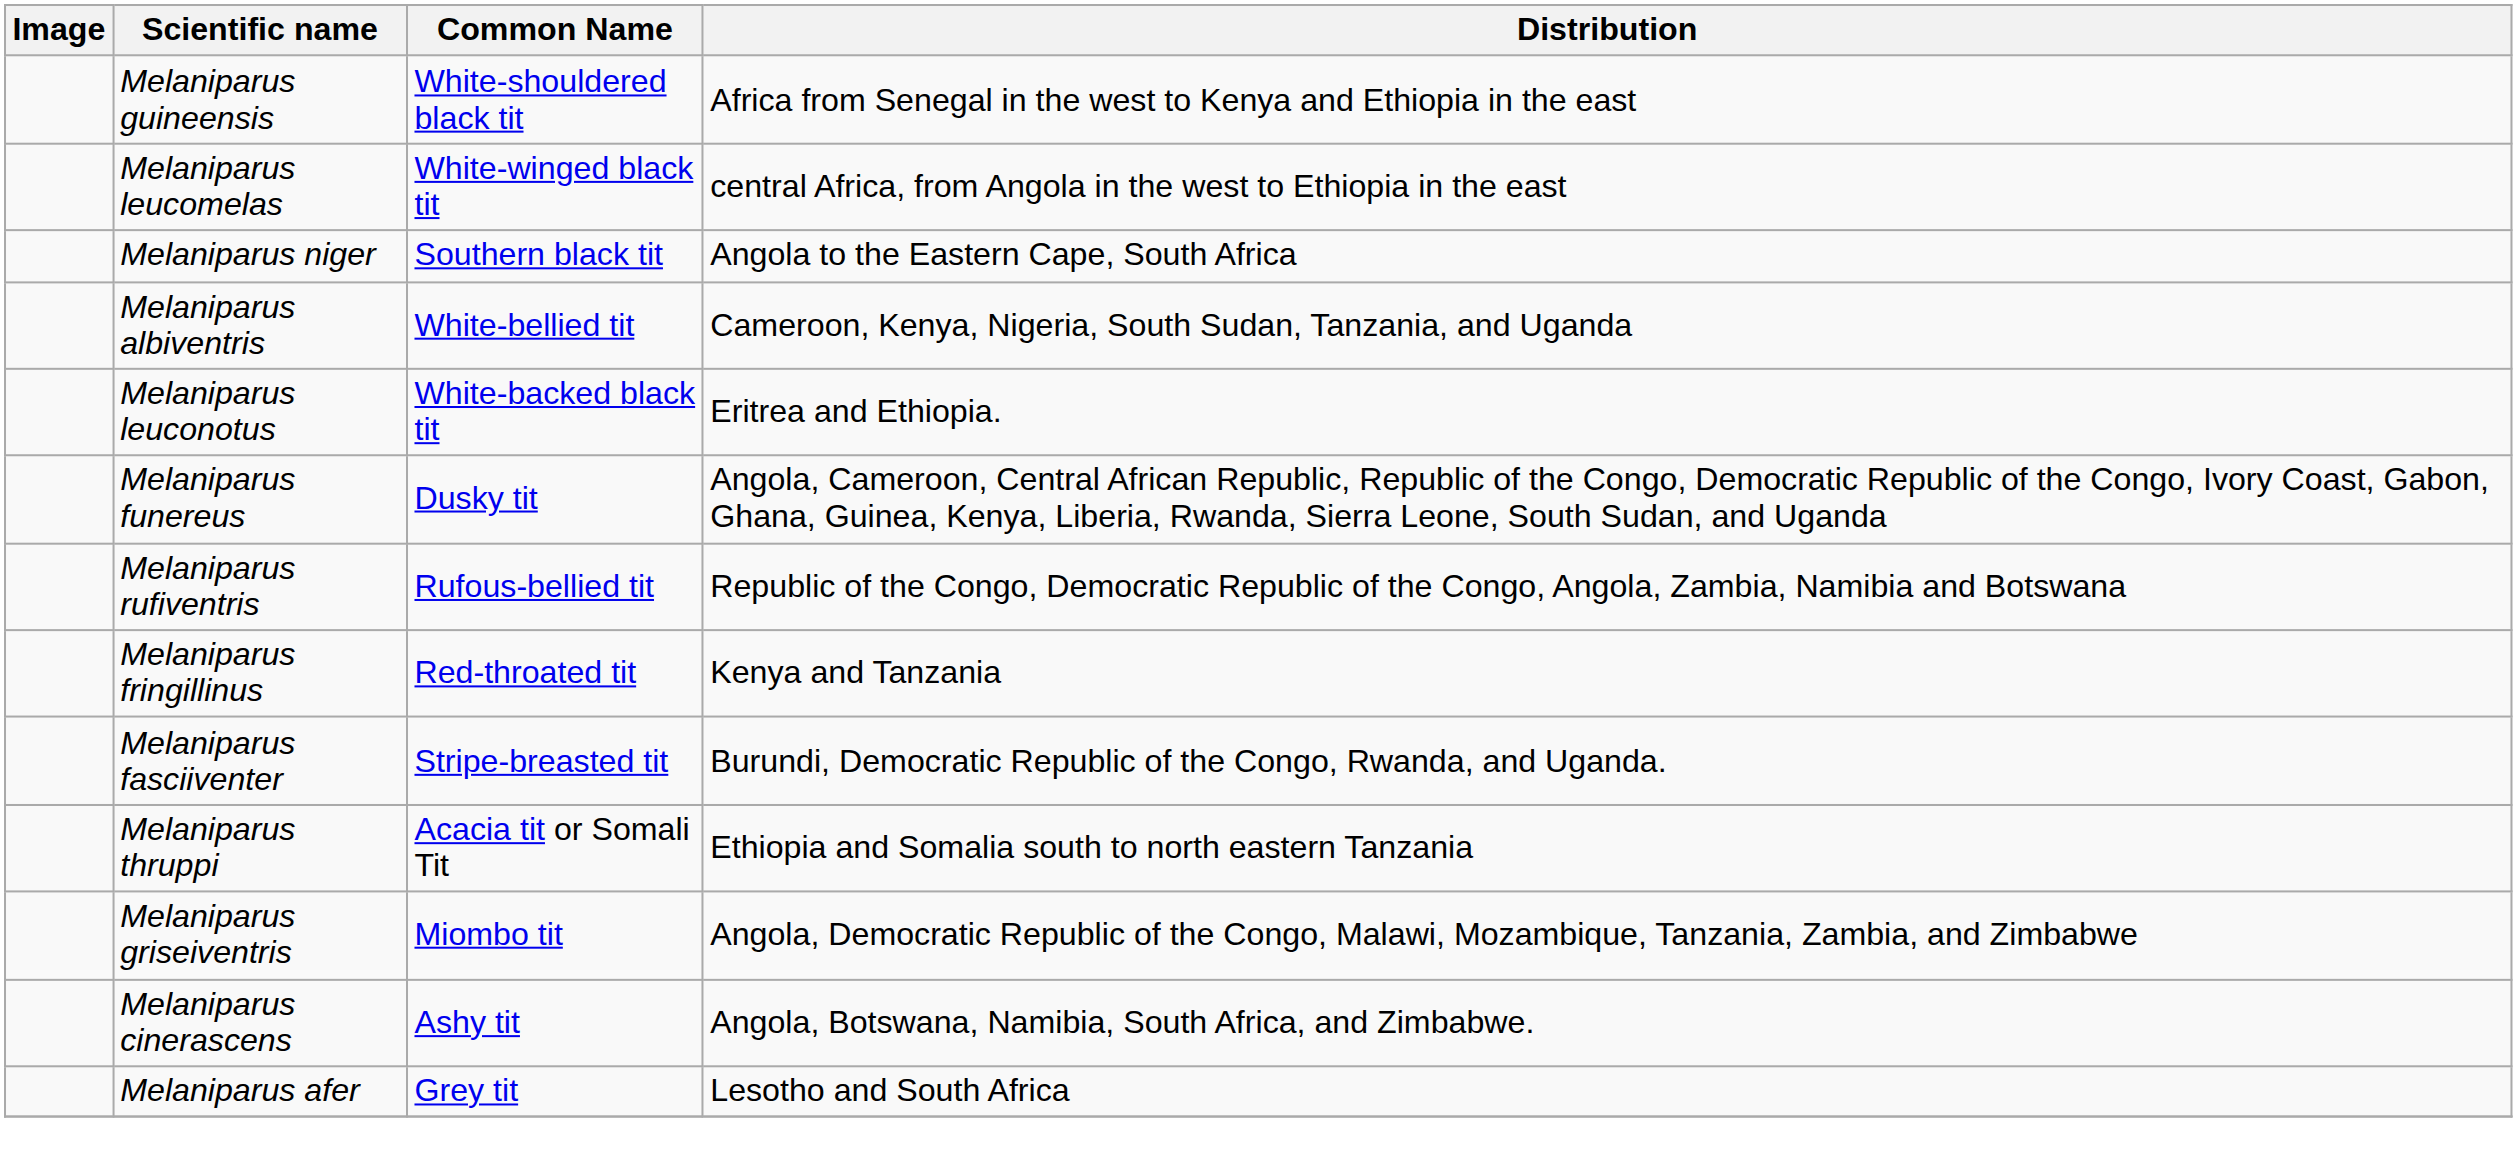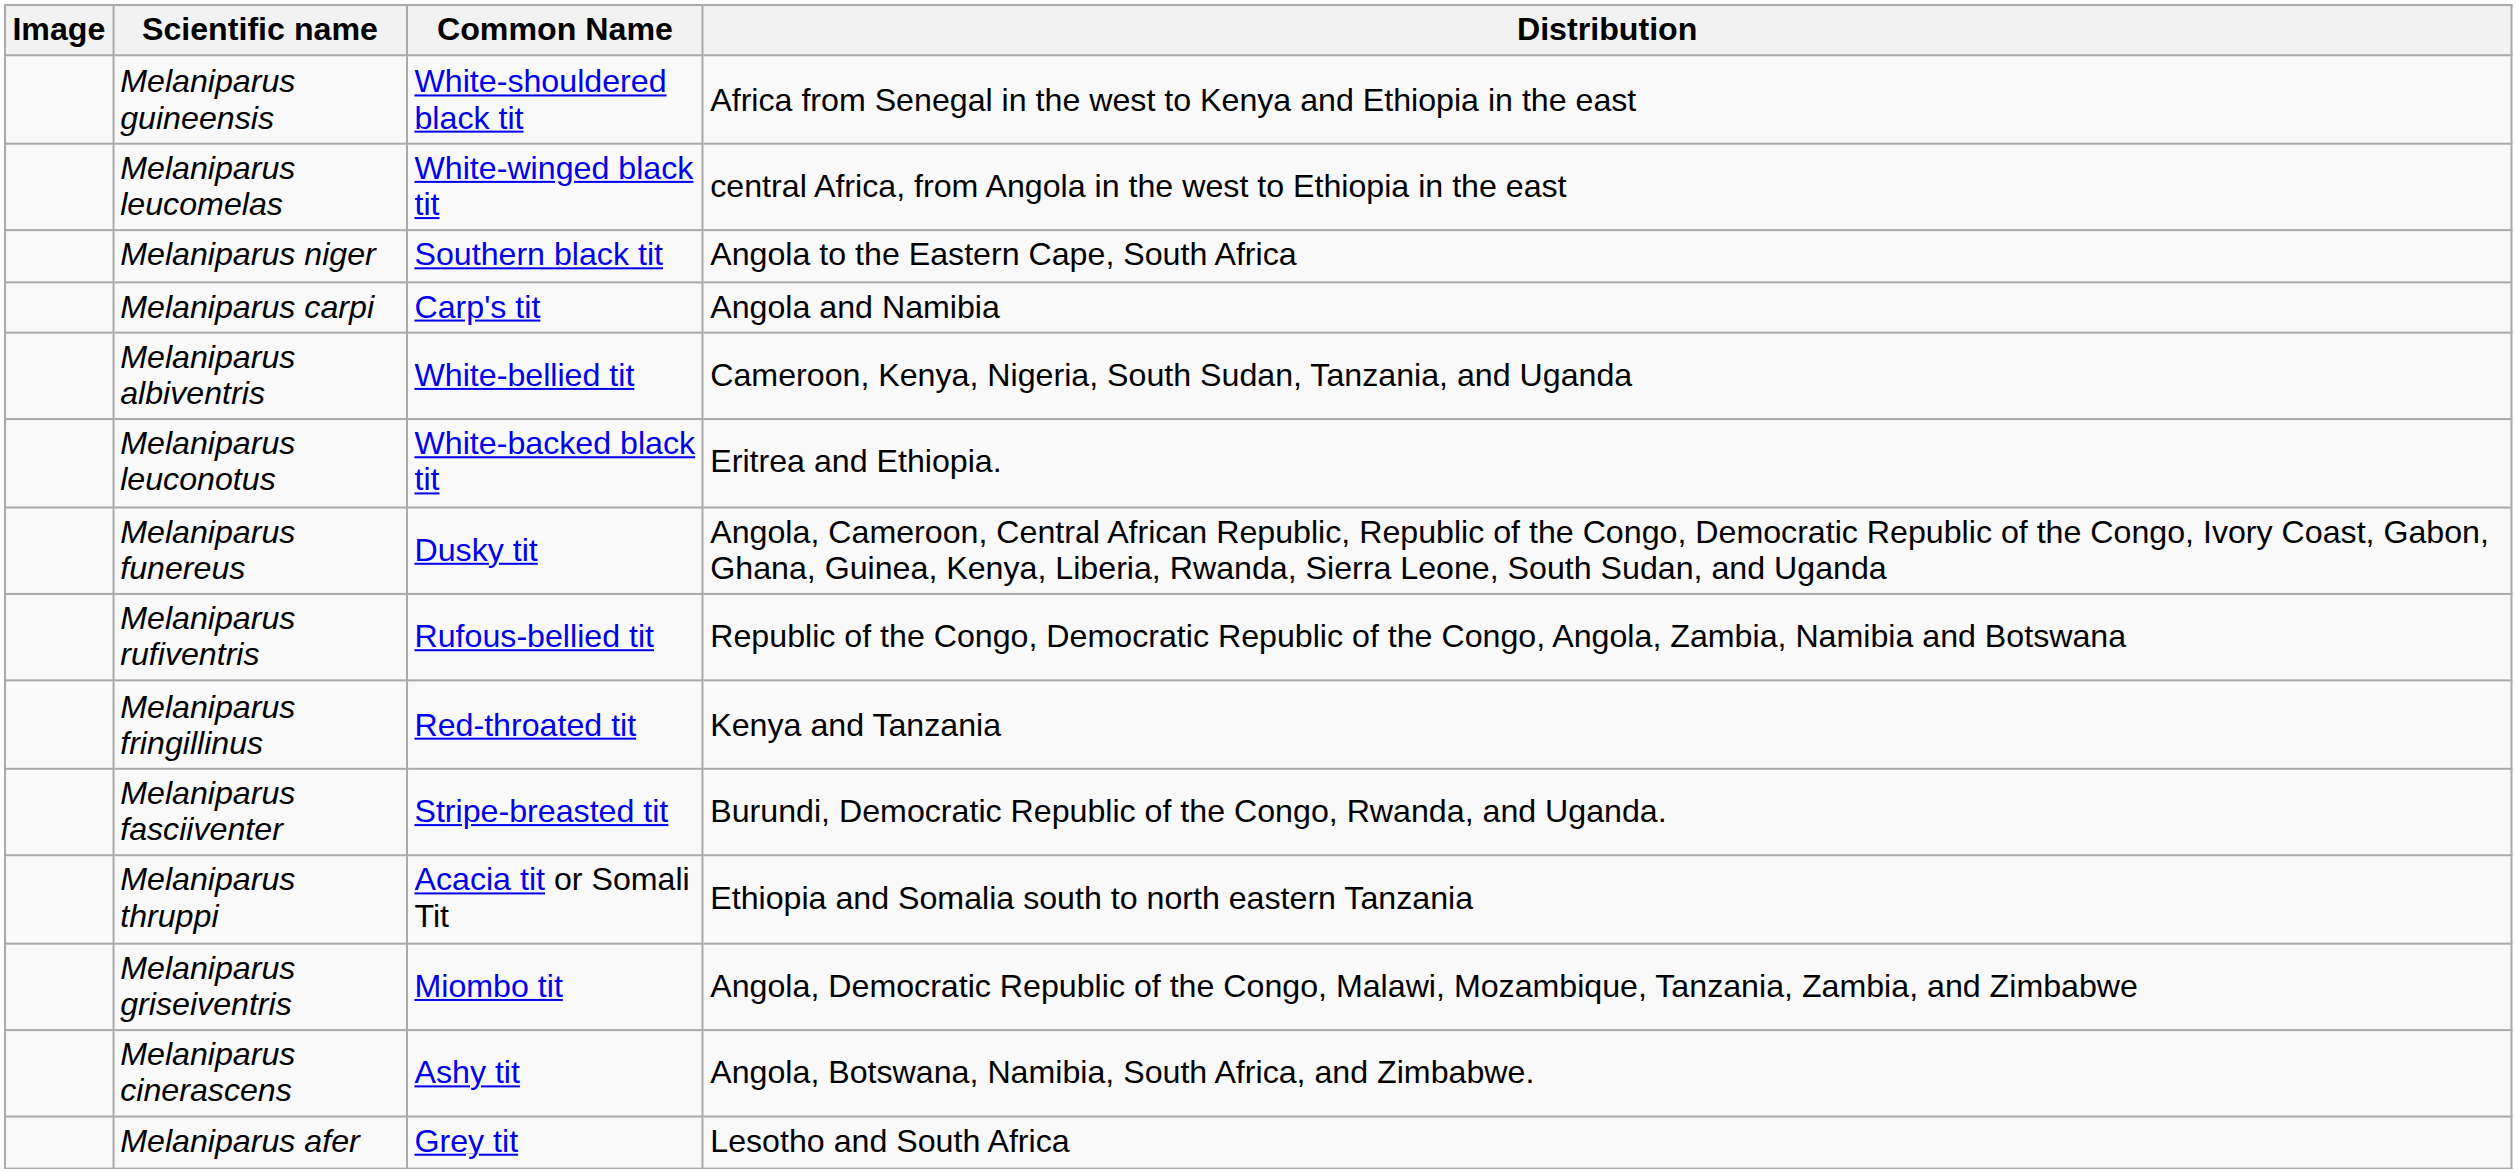+ row: (247, 306)
